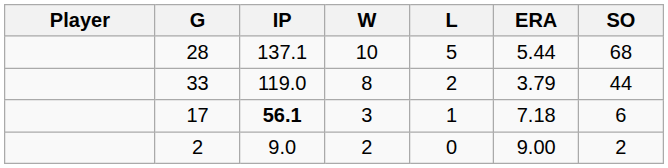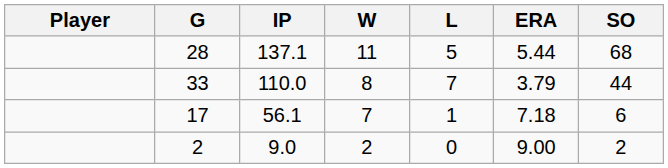(367, 52) 10 -> (367, 52) 11
(282, 83) 119.0 -> (282, 83) 110.0
(452, 83) 2 -> (452, 83) 7
(282, 115) bold -> (282, 115) normal
(367, 115) 3 -> (367, 115) 7
